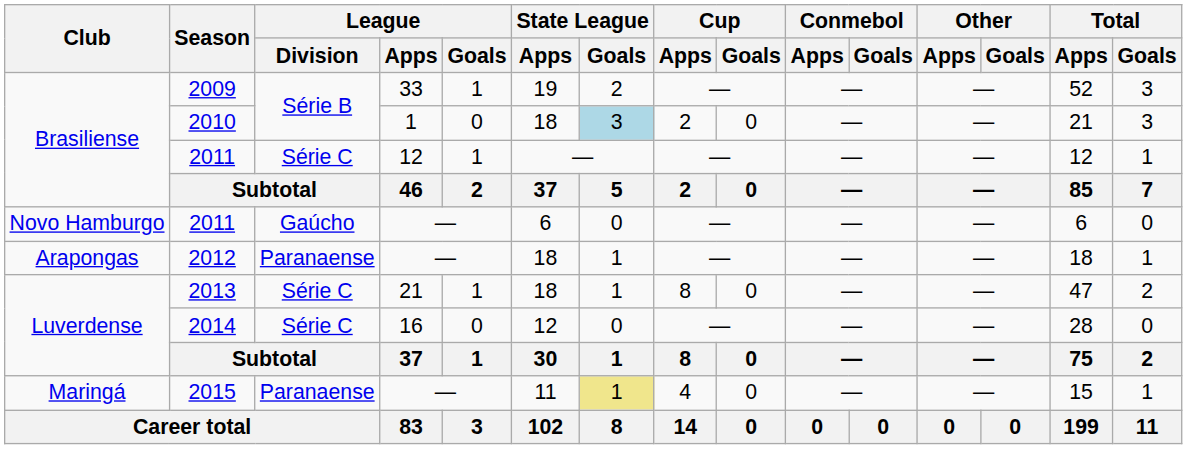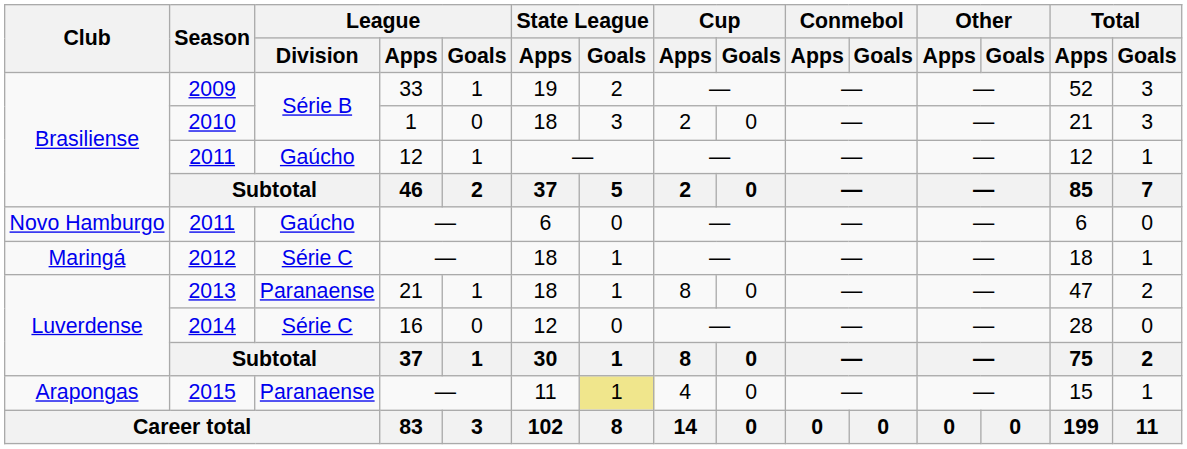(617, 122) lightblue background -> (617, 122) no background
(317, 156) Série C -> (317, 156) Gaúcho
(87, 257) Arapongas -> (87, 257) Maringá
(317, 257) Paranaense -> (317, 257) Série C
(317, 291) Série C -> (317, 291) Paranaense
(87, 392) Maringá -> (87, 392) Arapongas
